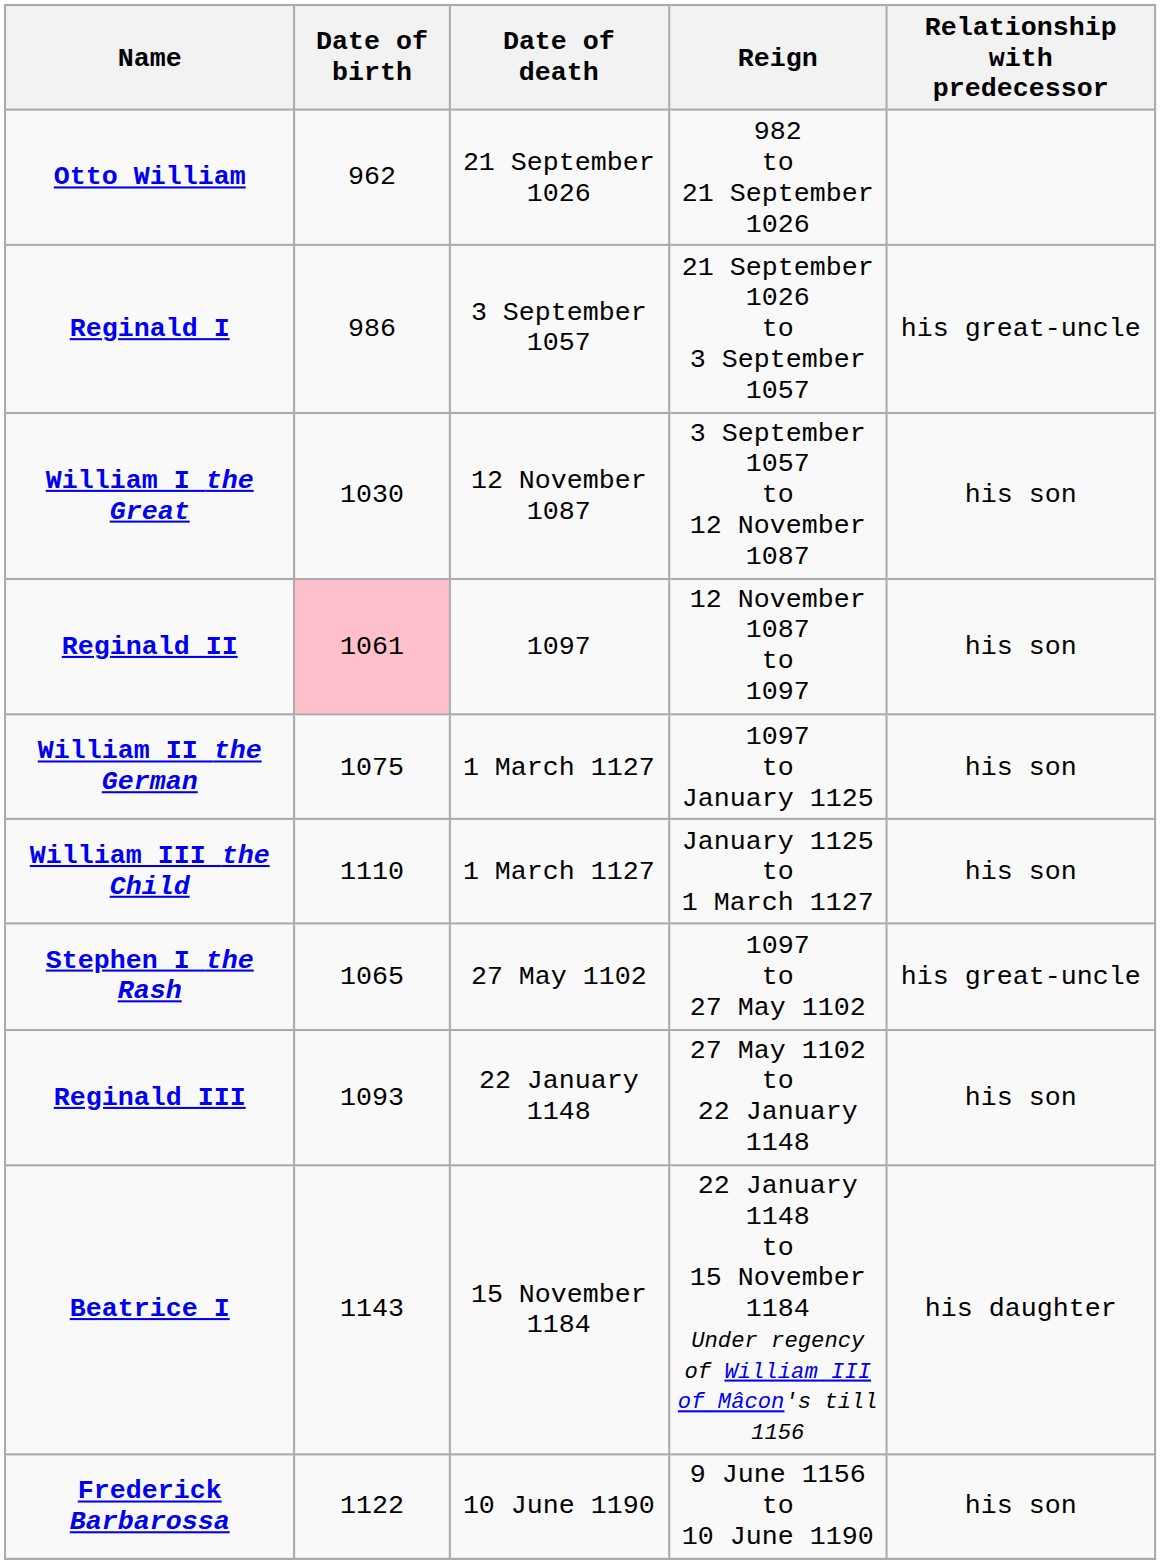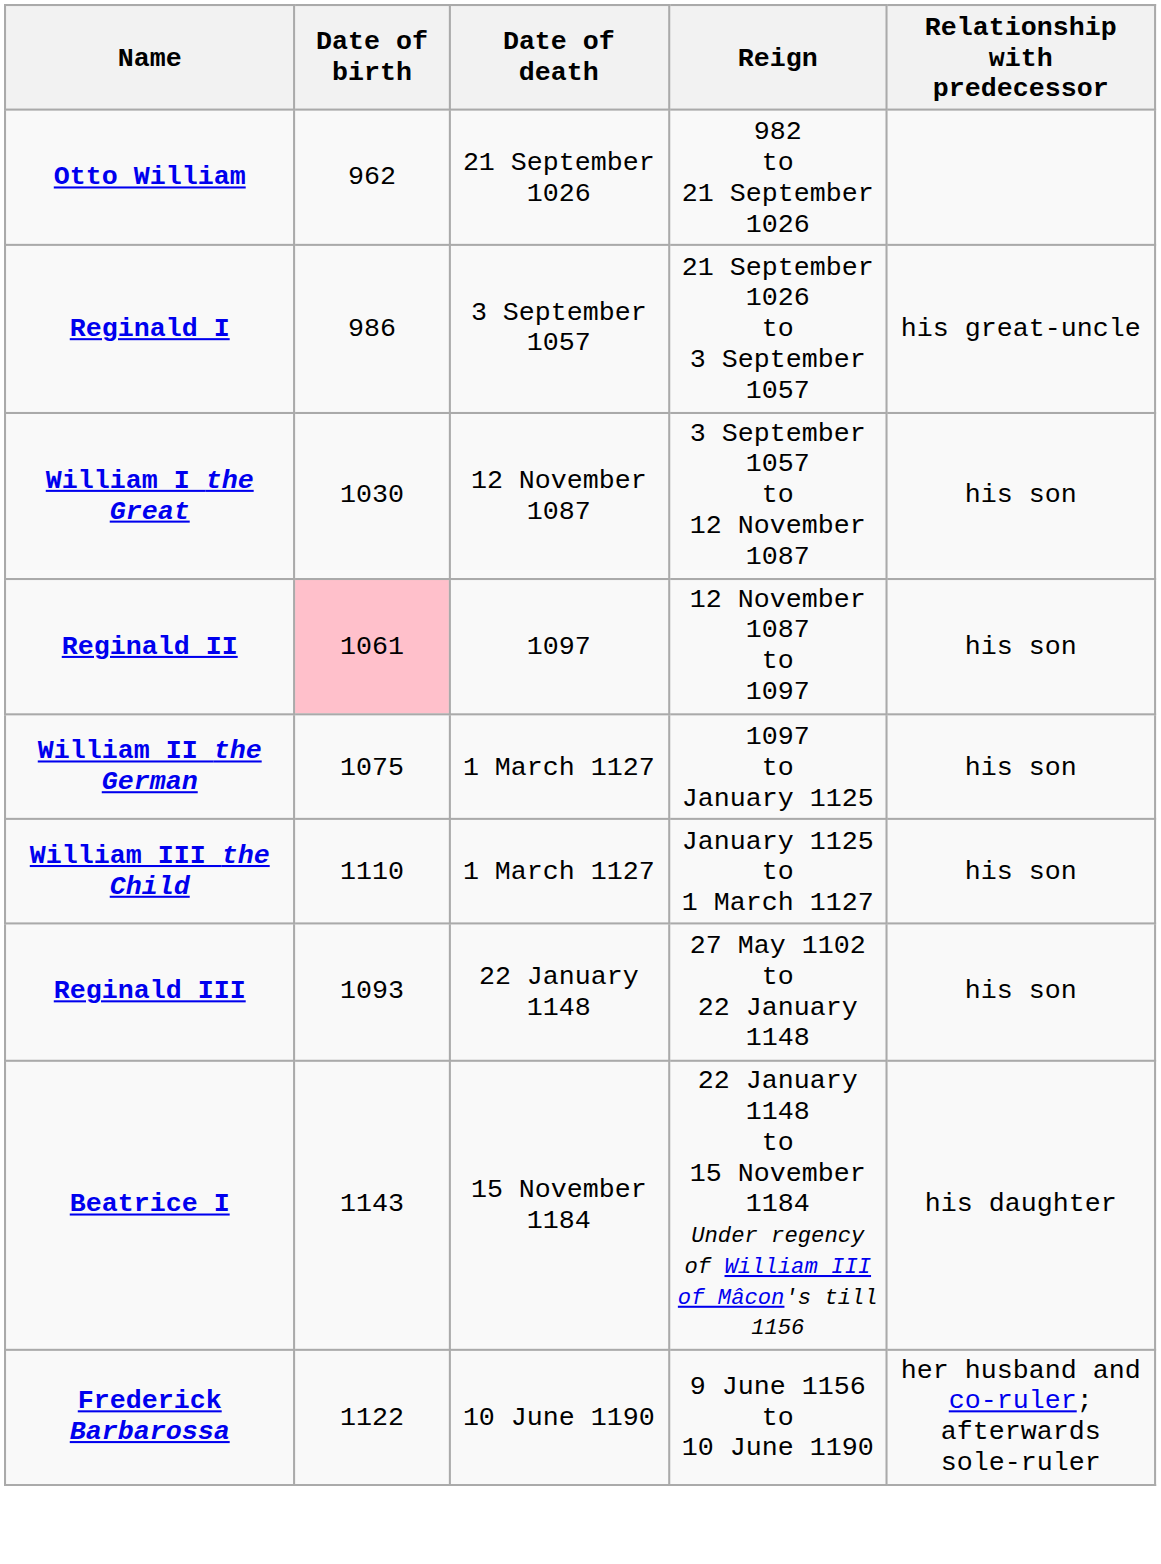- row: (150, 977)
(1021, 1507) his son -> (1021, 1417) her husband and co-ruler; afterwards sole-ruler
